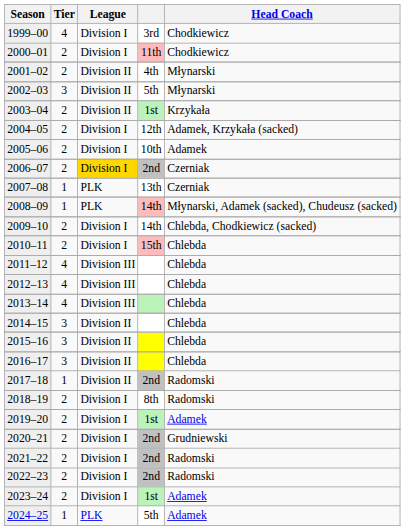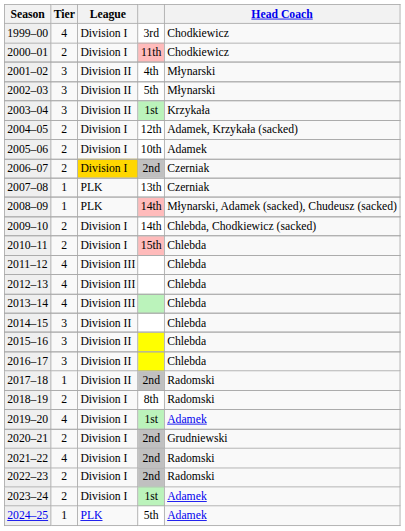(64, 71) 2 -> (64, 71) 3
(64, 110) 2 -> (64, 110) 3
(64, 418) 2 -> (64, 418) 4
(64, 457) 2 -> (64, 457) 4
